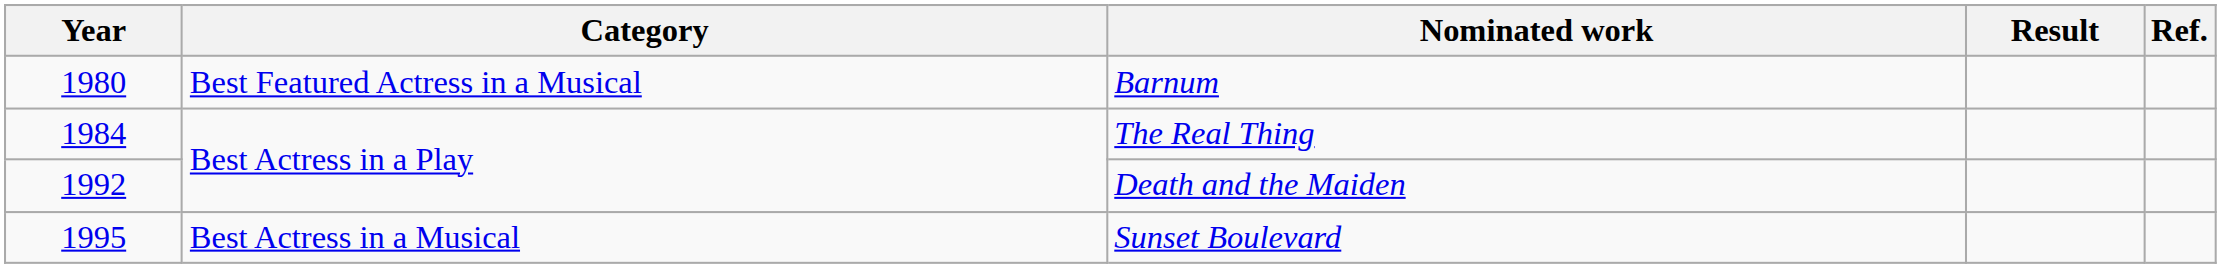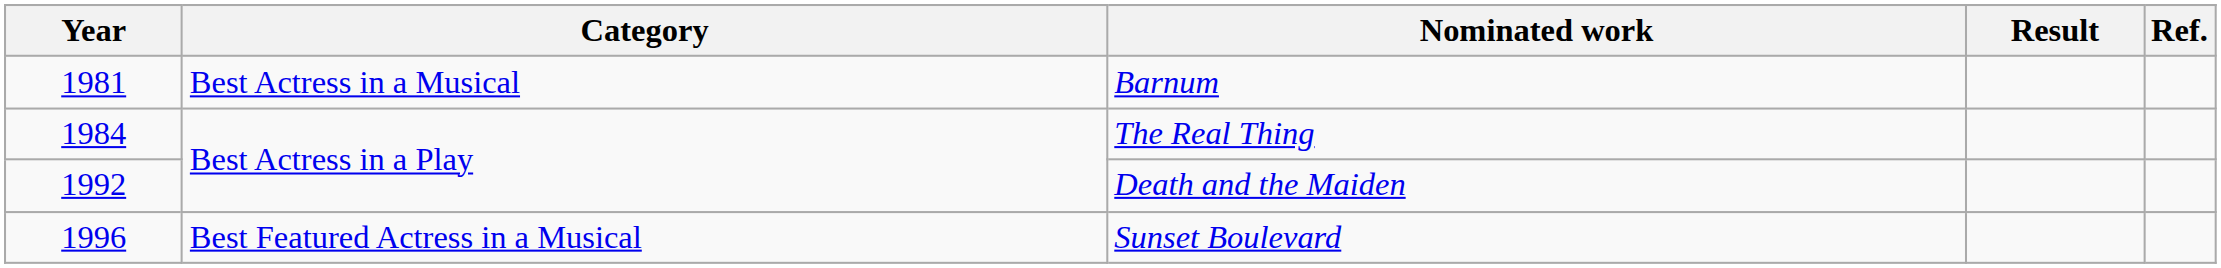(94, 81) 1980 -> (94, 81) 1981
(416, 81) Best Featured Actress in a Musical -> (355, 81) Best Actress in a Musical
(94, 236) 1995 -> (94, 236) 1996
(355, 236) Best Actress in a Musical -> (416, 236) Best Featured Actress in a Musical
